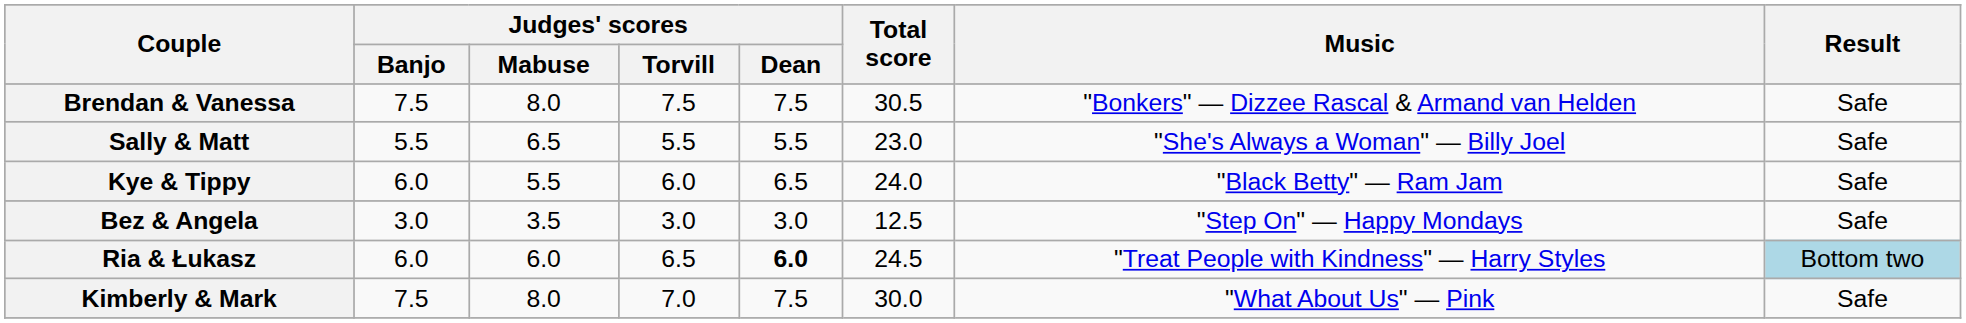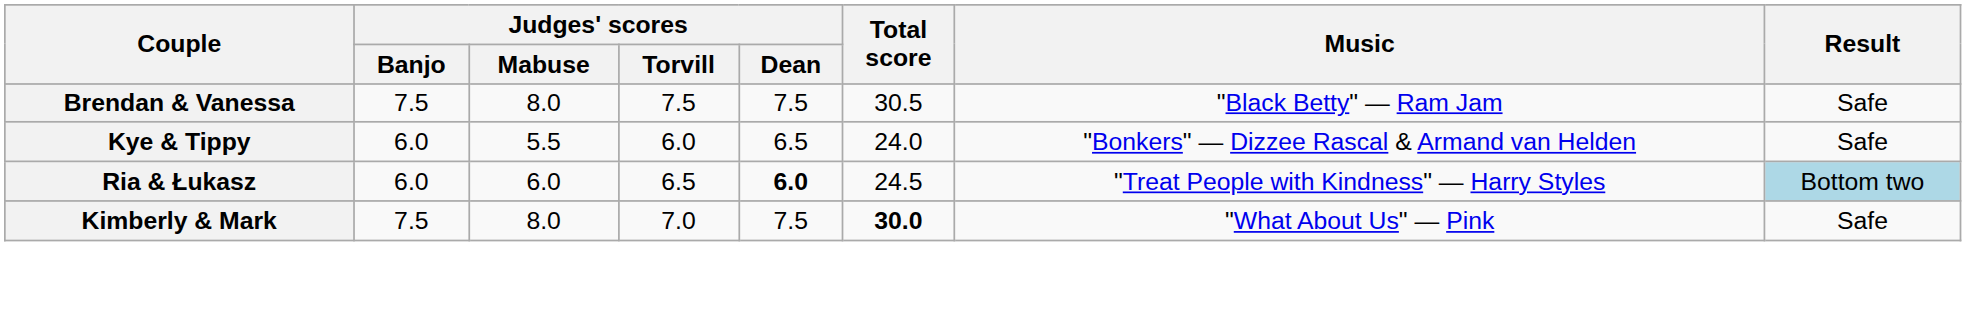(1360, 103) "Bonkers" — Dizzee Rascal & Armand van Helden -> (1360, 103) "Black Betty" — Ram Jam
- row: (179, 142)
(1360, 181) "Black Betty" — Ram Jam -> (1360, 142) "Bonkers" — Dizzee Rascal & Armand van Helden
- row: (179, 220)
(898, 299) normal -> (898, 220) bold
